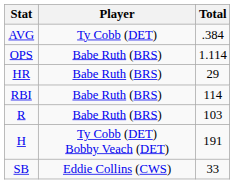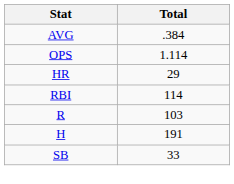- column: (117, 14)
